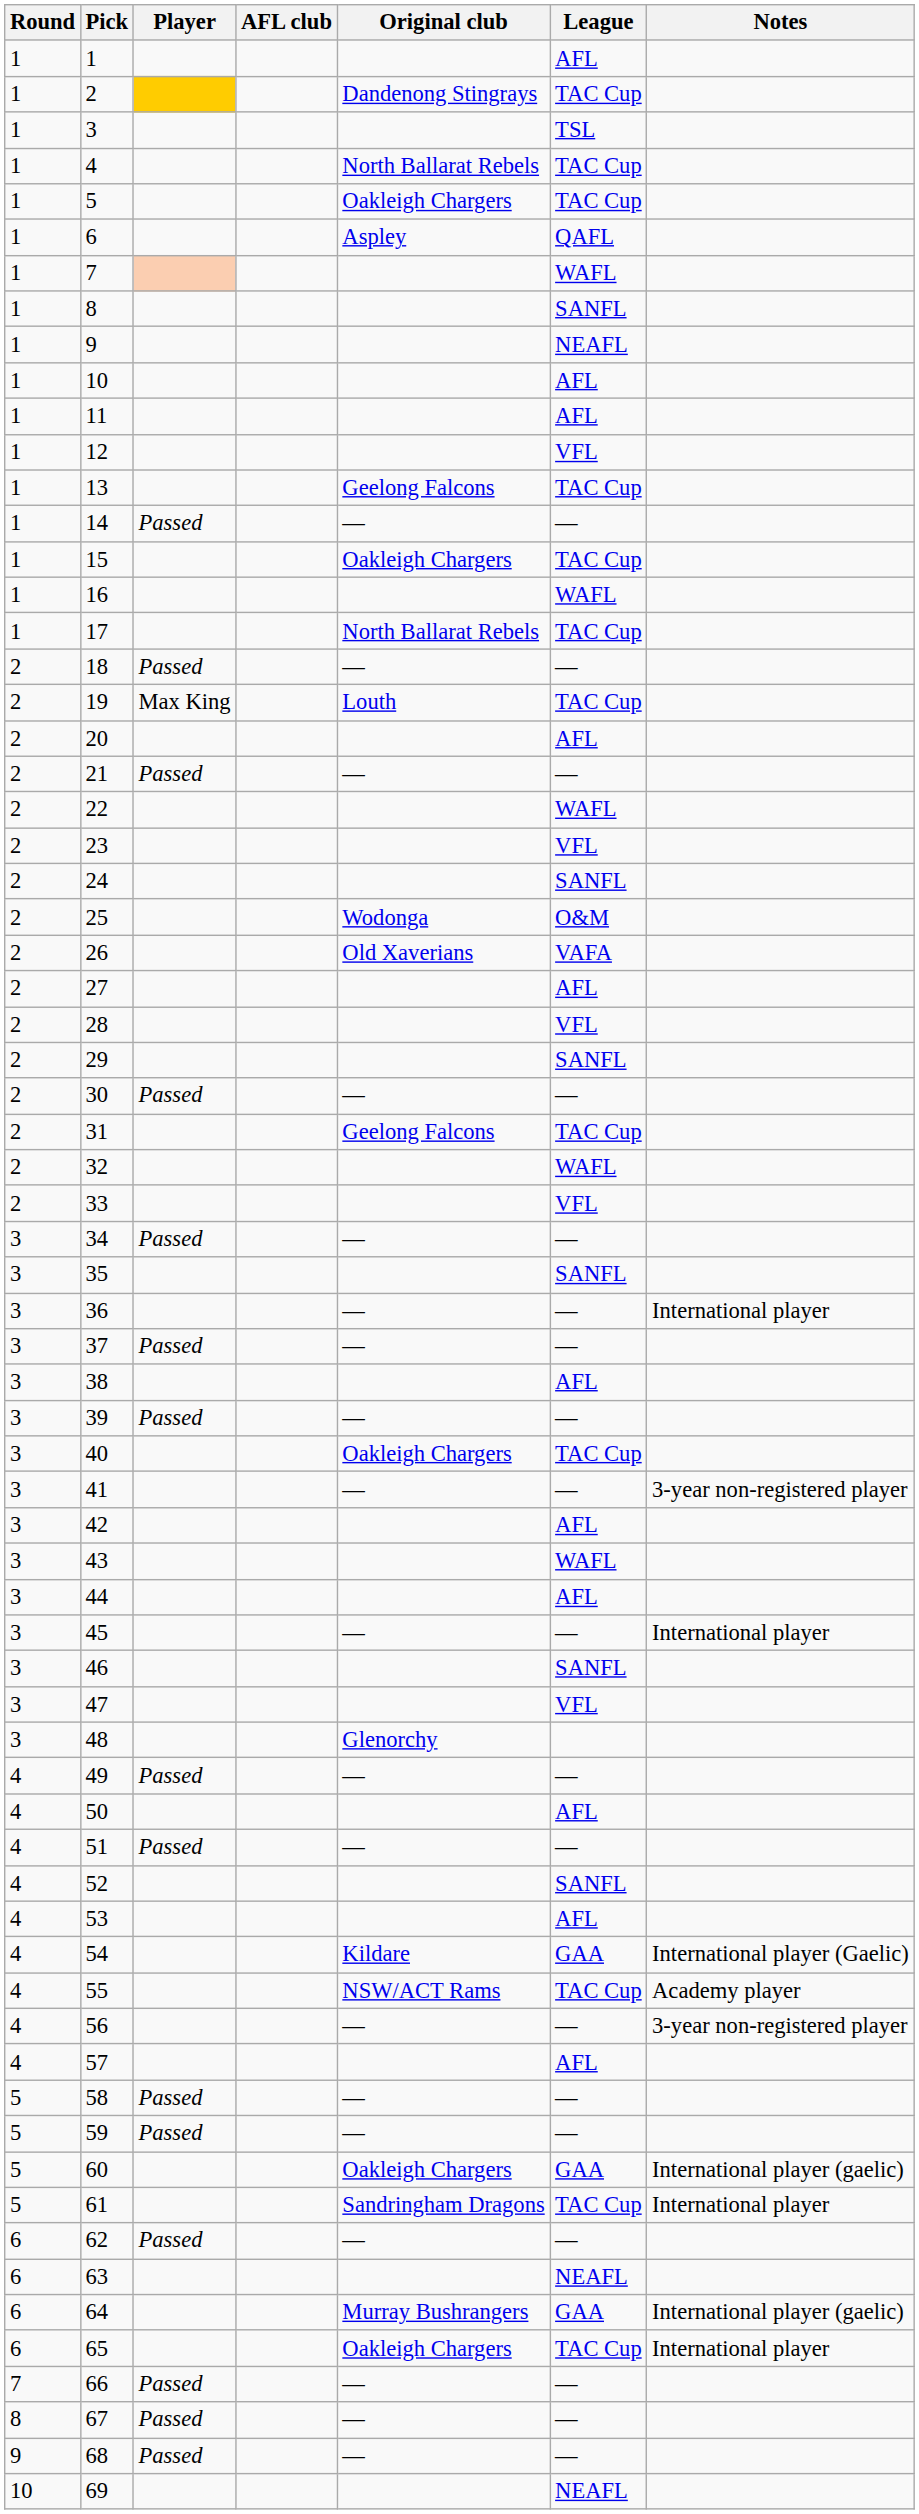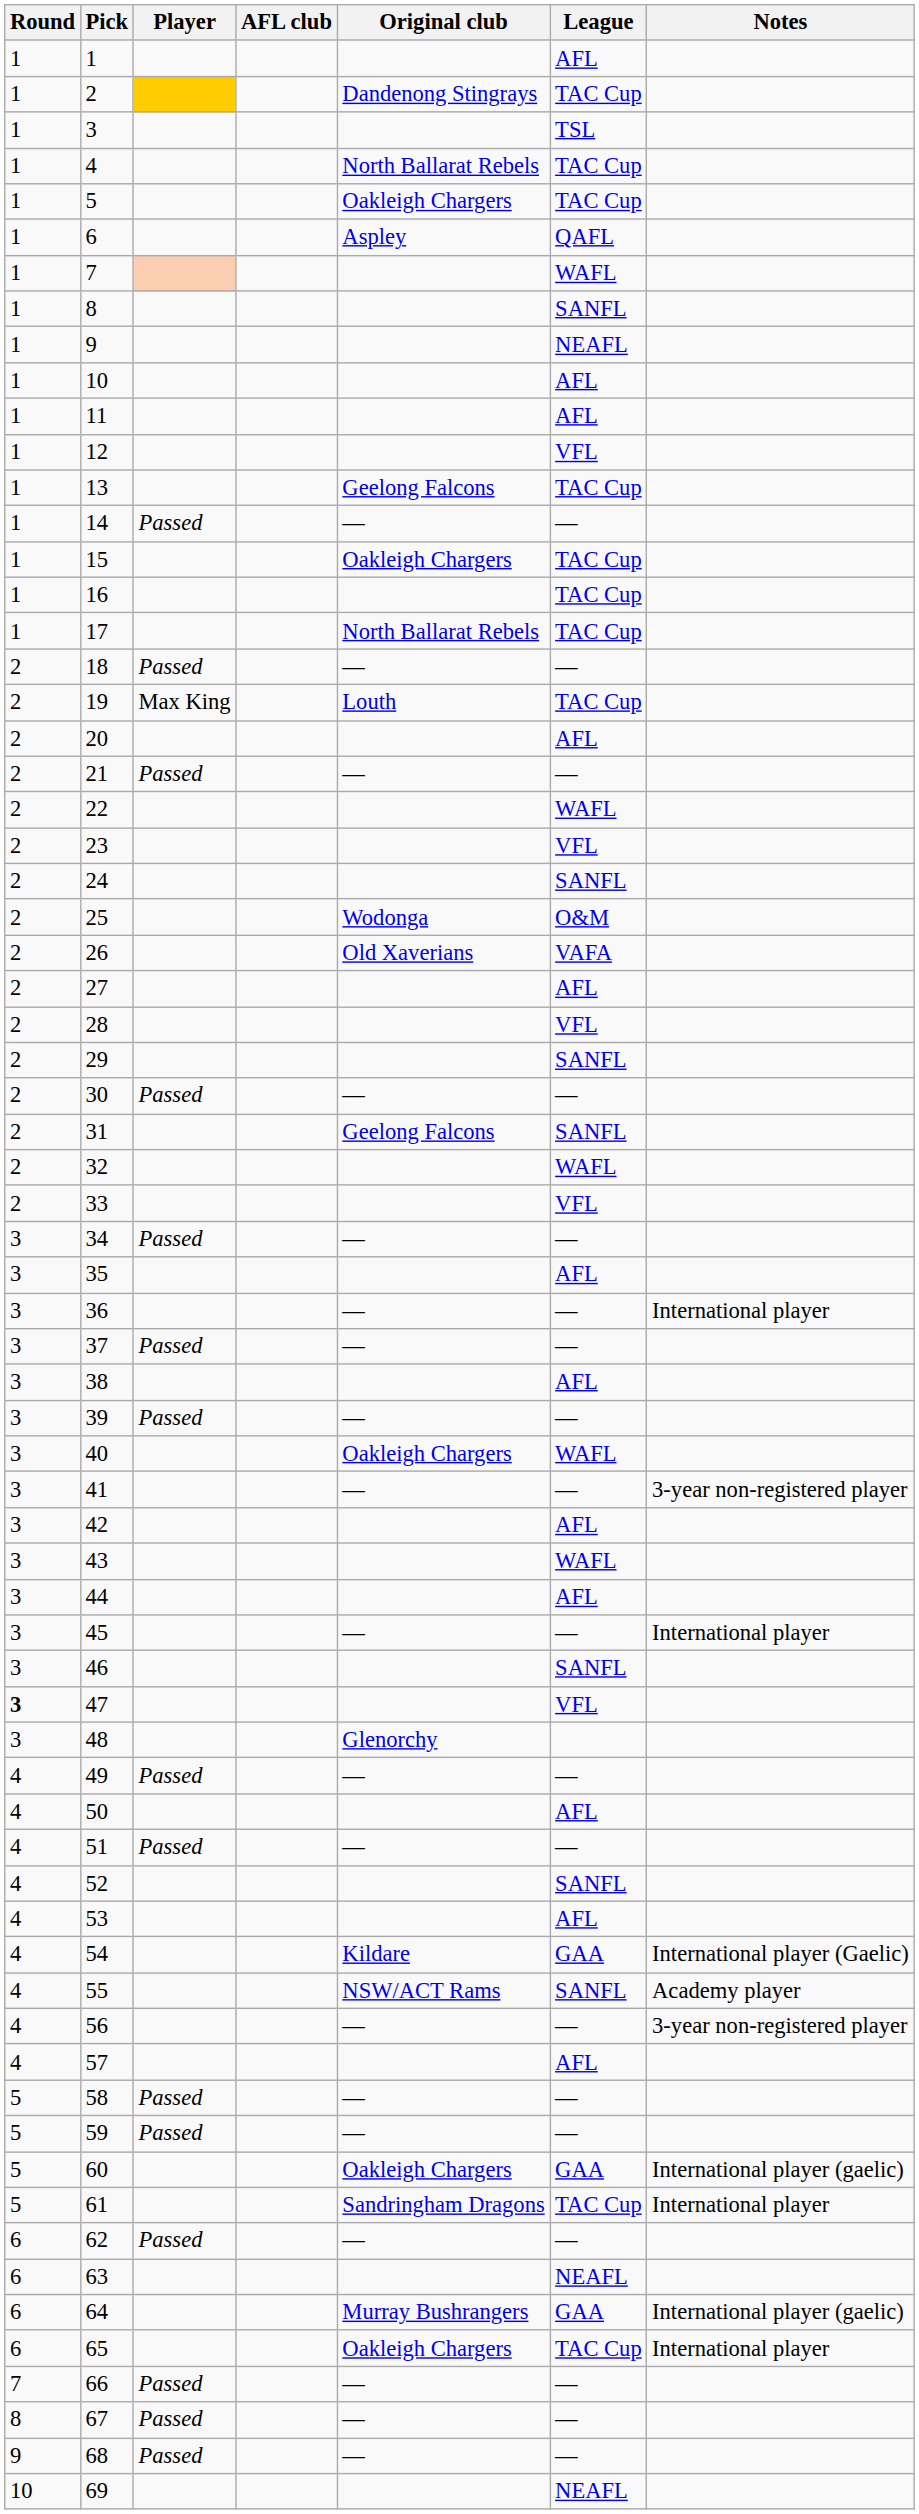(586, 594) WAFL -> (598, 594) TAC Cup
(598, 1131) TAC Cup -> (591, 1131) SANFL
(591, 1274) SANFL -> (576, 1274) AFL
(598, 1453) TAC Cup -> (586, 1453) WAFL
(16, 1703) normal -> (16, 1703) bold
(598, 1990) TAC Cup -> (591, 1990) SANFL
